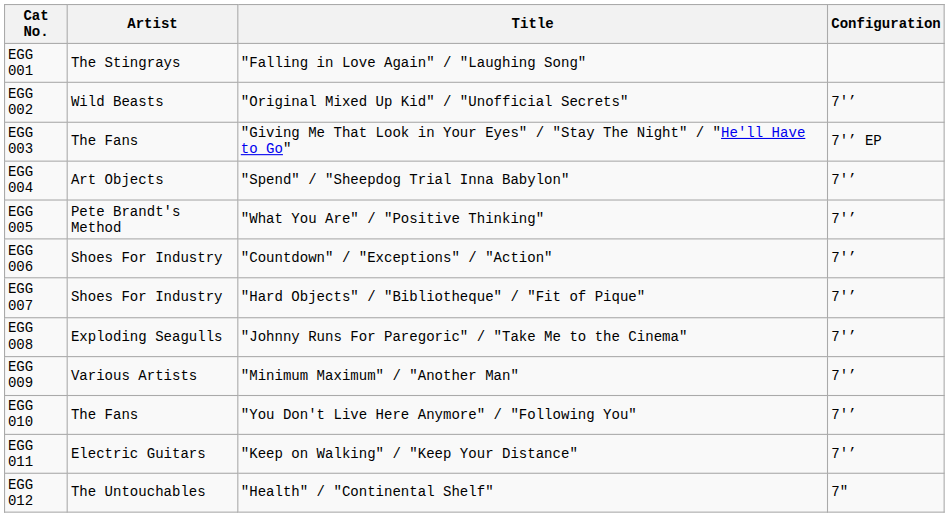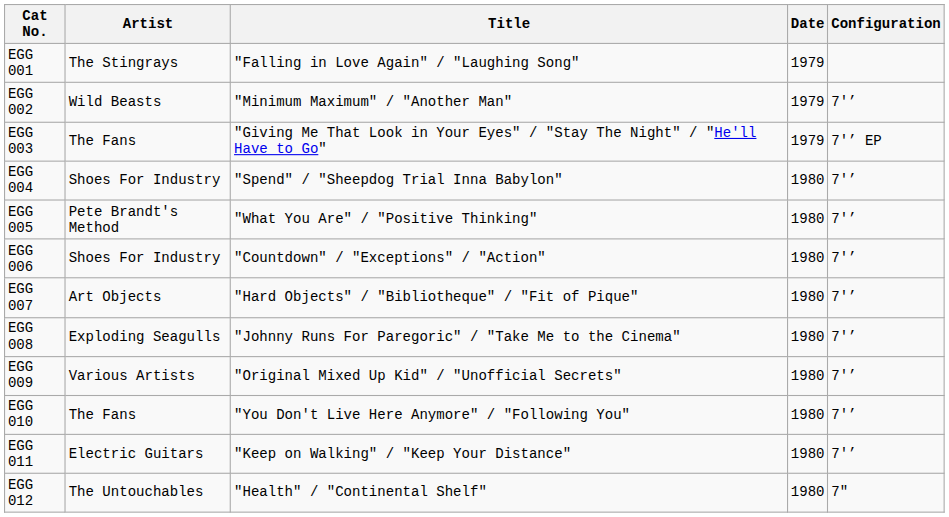+ column: (808, 24)
(435, 102) "Original Mixed Up Kid" / "Unofficial Secrets" -> (373, 102) "Minimum Maximum" / "Another Man"
(117, 180) Art Objects -> (144, 180) Shoes For Industry
(147, 298) Shoes For Industry -> (115, 298) Art Objects
(380, 376) "Minimum Maximum" / "Another Man" -> (428, 376) "Original Mixed Up Kid" / "Unofficial Secrets"
